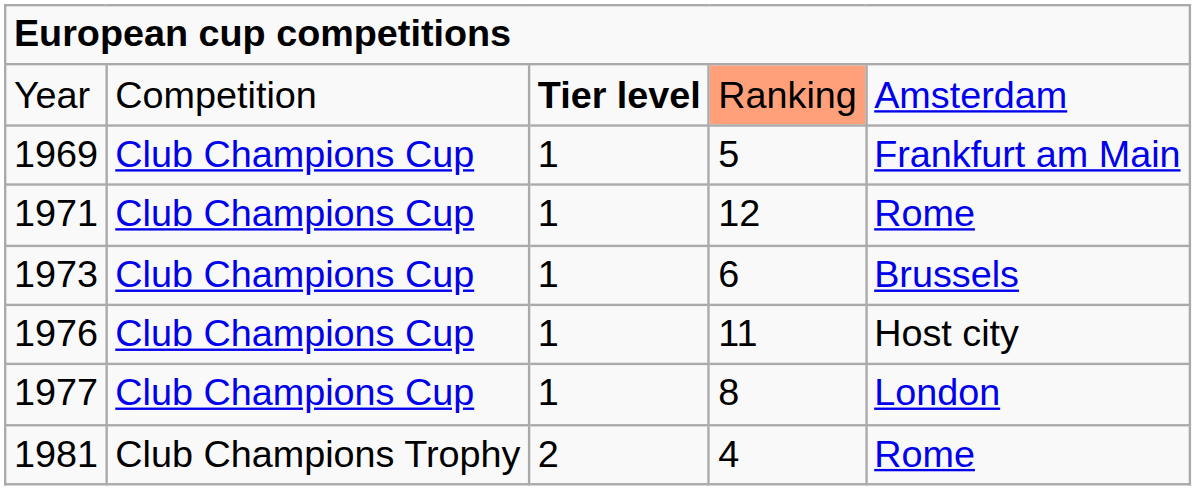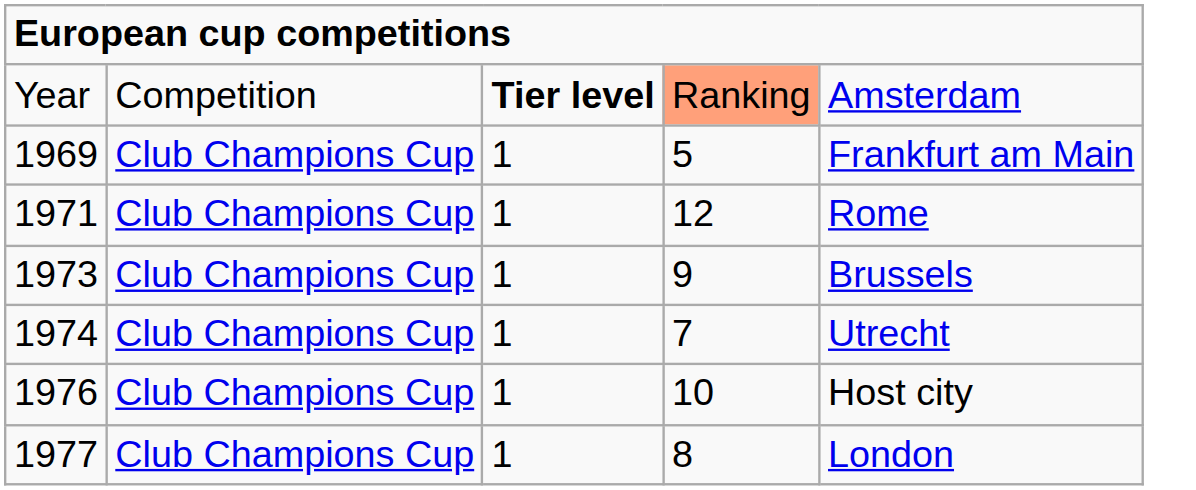(729, 273) 6 -> (683, 273) 9
+ row: (56, 333)
(738, 333) 11 -> (693, 393) 10
- row: (56, 453)
